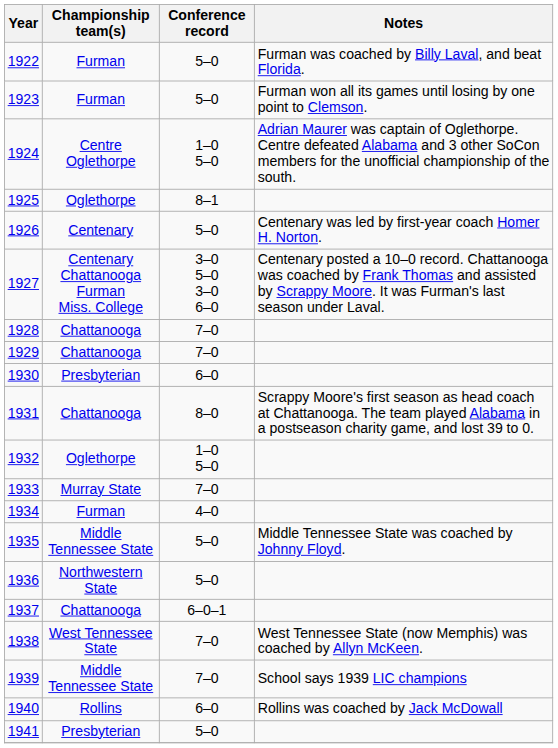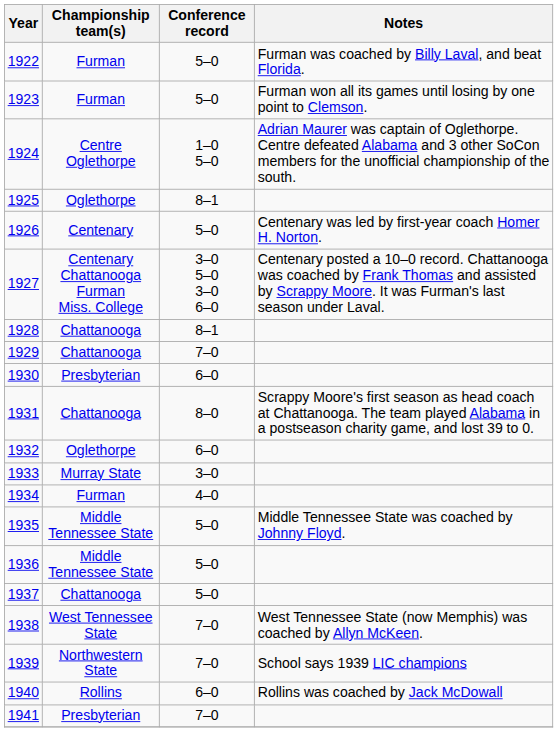(207, 330) 7–0 -> (207, 330) 8–1
(207, 459) 1–0 5–0 -> (207, 451) 6–0
(207, 489) 7–0 -> (207, 473) 3–0
(101, 580) Northwestern State -> (101, 564) Middle Tennessee State
(207, 610) 6–0–1 -> (207, 594) 5–0
(101, 678) Middle Tennessee State -> (101, 663) Northwestern State
(207, 731) 5–0 -> (207, 715) 7–0
